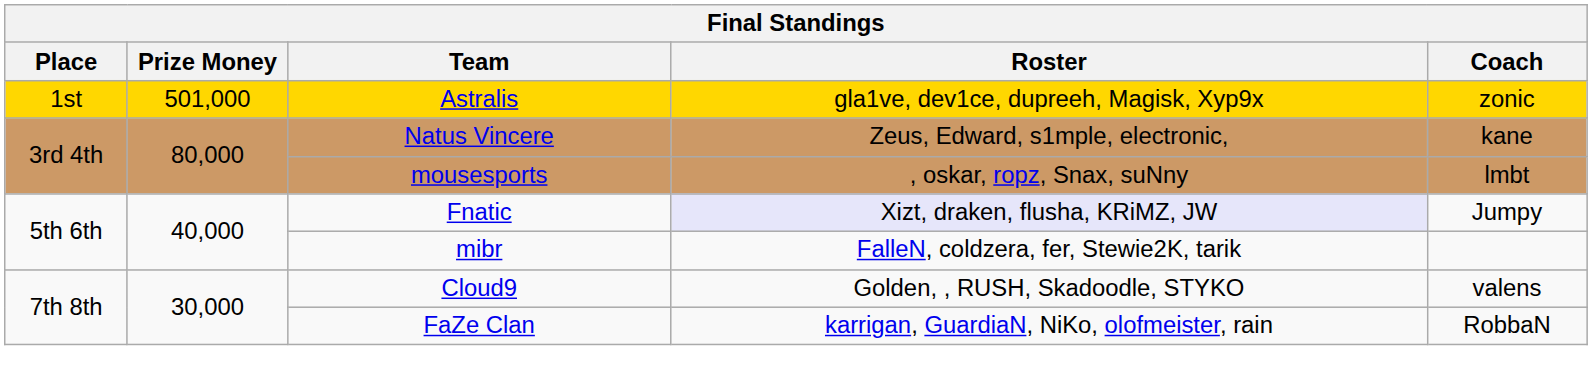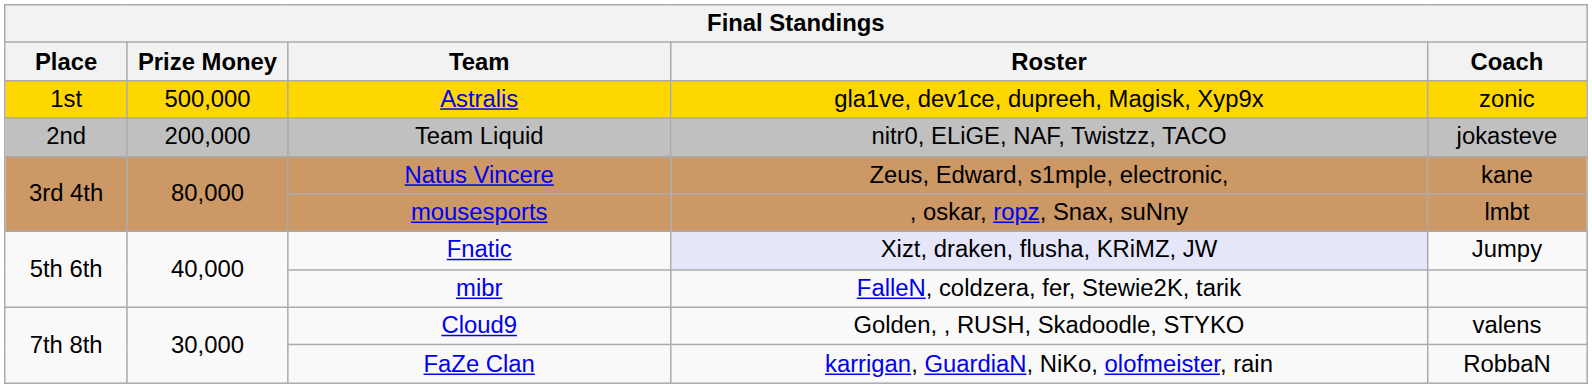(207, 99) 501,000 -> (207, 99) 500,000
+ row: (479, 136)
